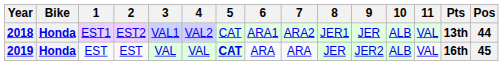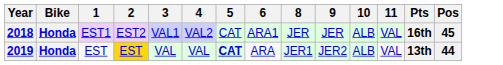- column: (299, 13)
(335, 32) JER1 -> (298, 32) JER
(456, 32) 13th -> (420, 32) 16th
(484, 32) 44 -> (448, 32) 45
(131, 51) no background -> (131, 51) gold background
(335, 51) JER -> (298, 51) JER1
(456, 51) 16th -> (420, 51) 13th
(484, 51) 45 -> (448, 51) 44
